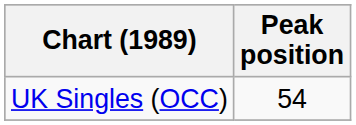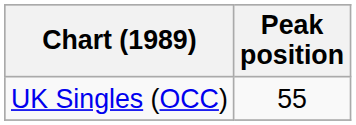(292, 98) 54 -> (292, 98) 55
